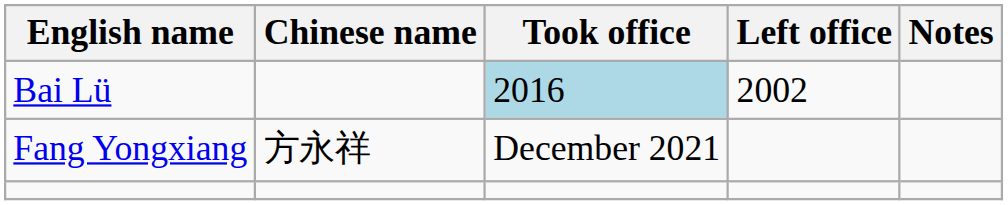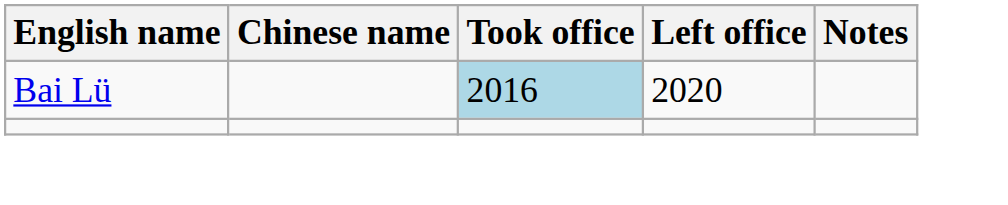(772, 89) 2002 -> (687, 89) 2020
- row: (130, 149)
